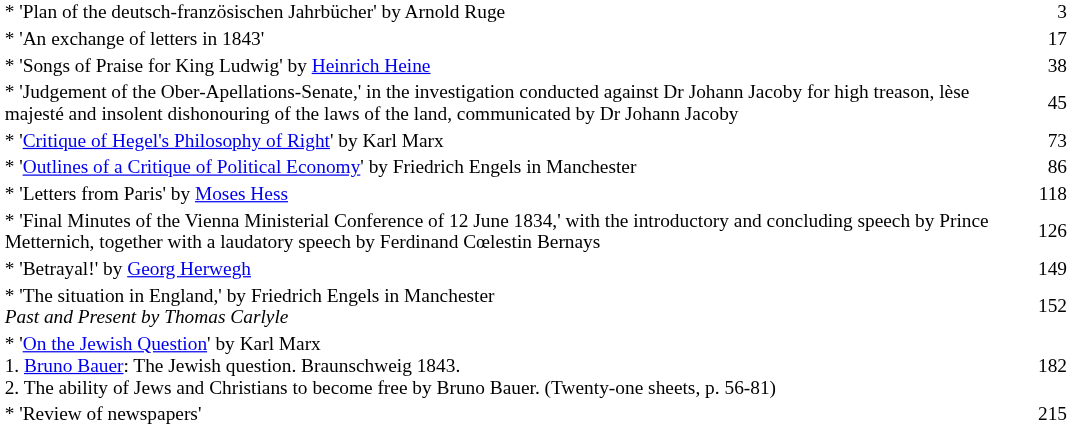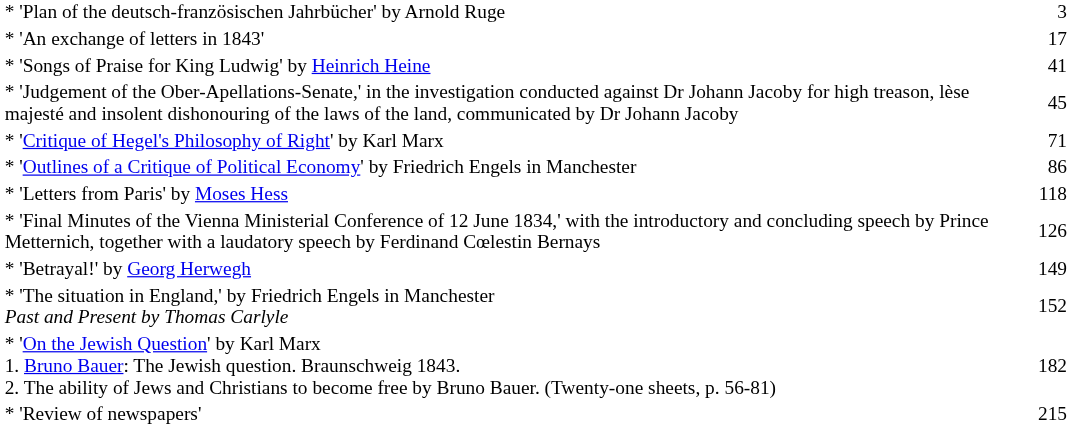(1057, 65) 38 -> (1057, 65) 41
(1057, 140) 73 -> (1057, 140) 71
